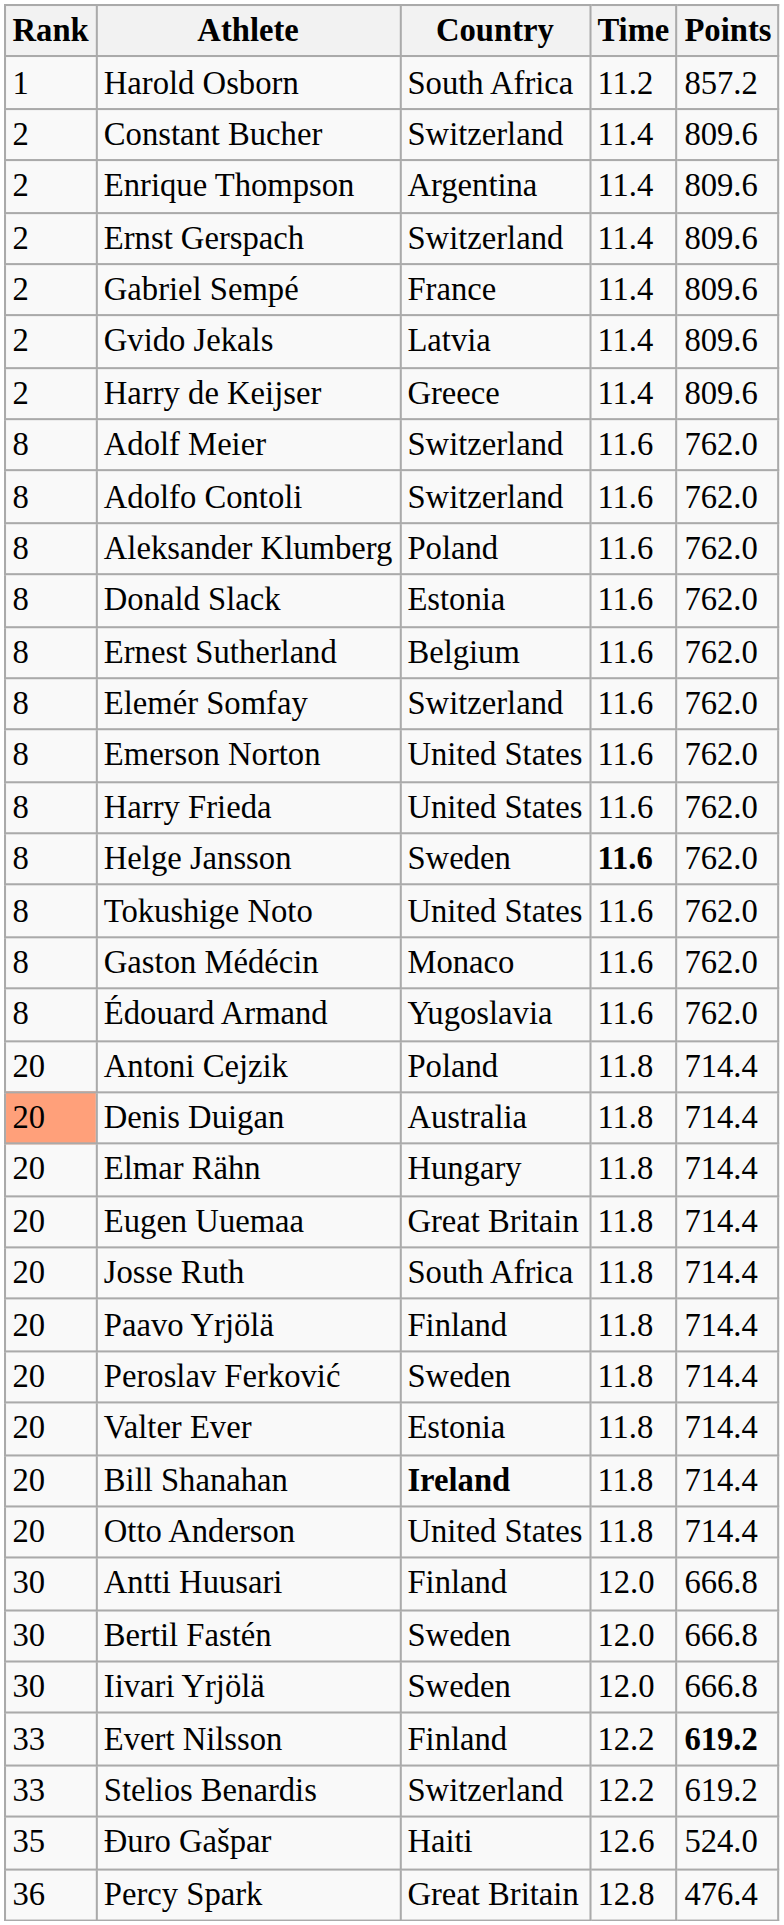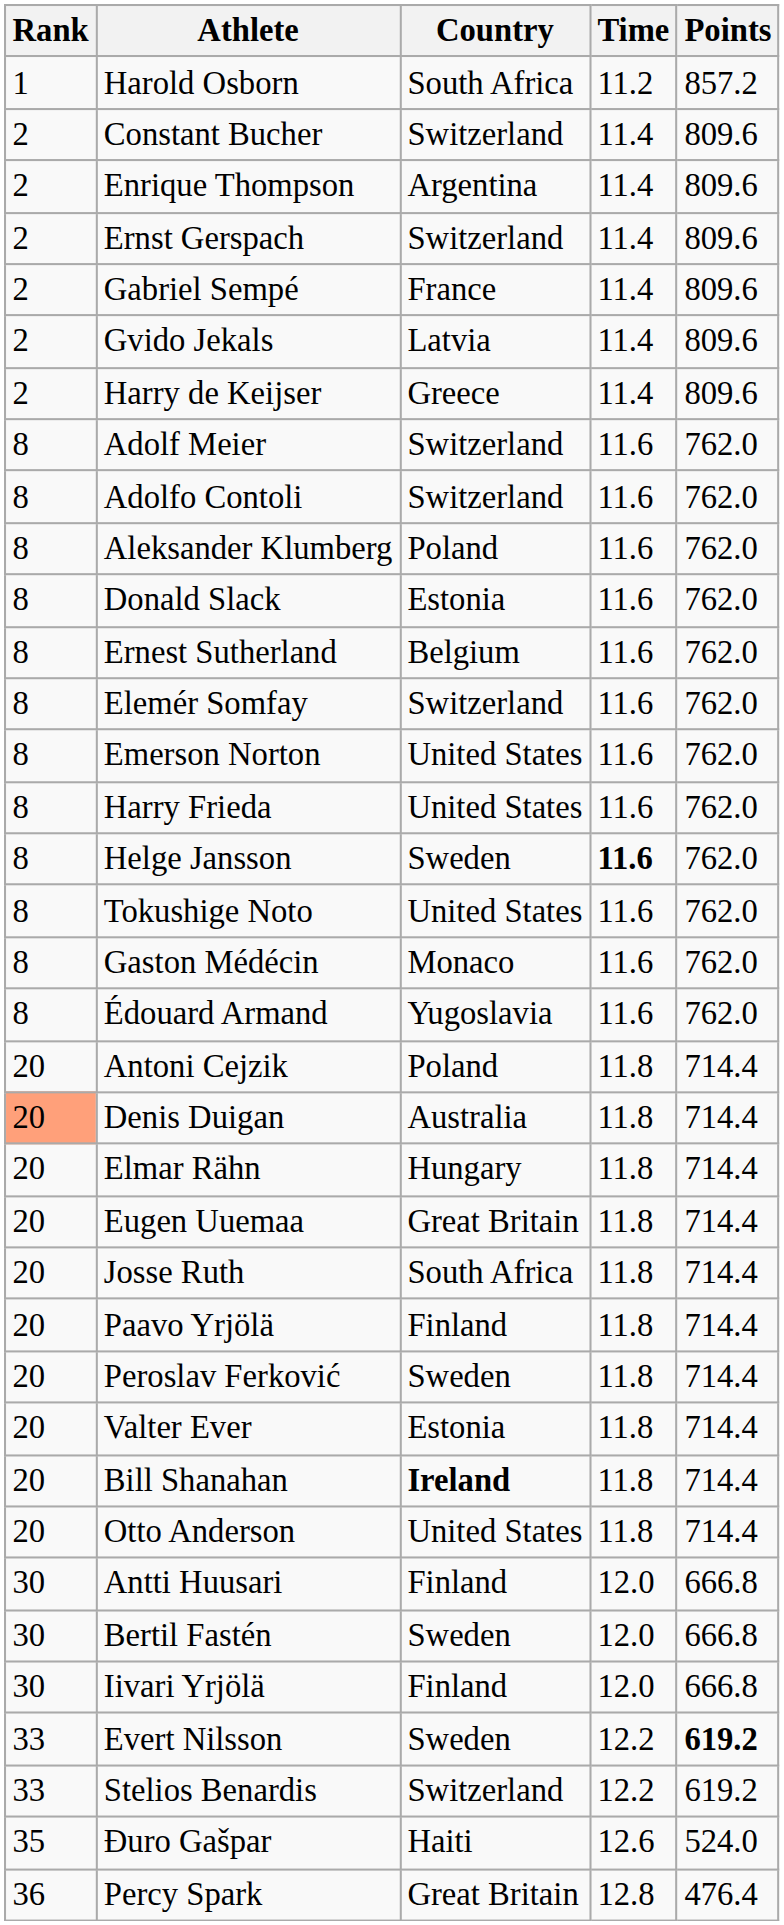(459, 1686) Sweden -> (457, 1686) Finland
(457, 1738) Finland -> (459, 1738) Sweden
